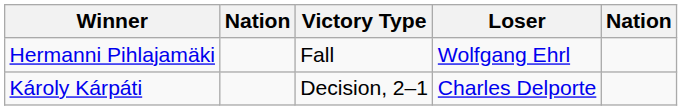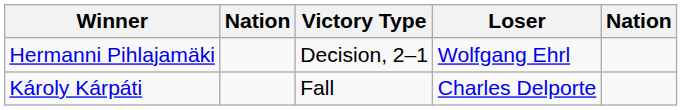(317, 54) Fall -> (364, 54) Decision, 2–1
(364, 88) Decision, 2–1 -> (317, 88) Fall
